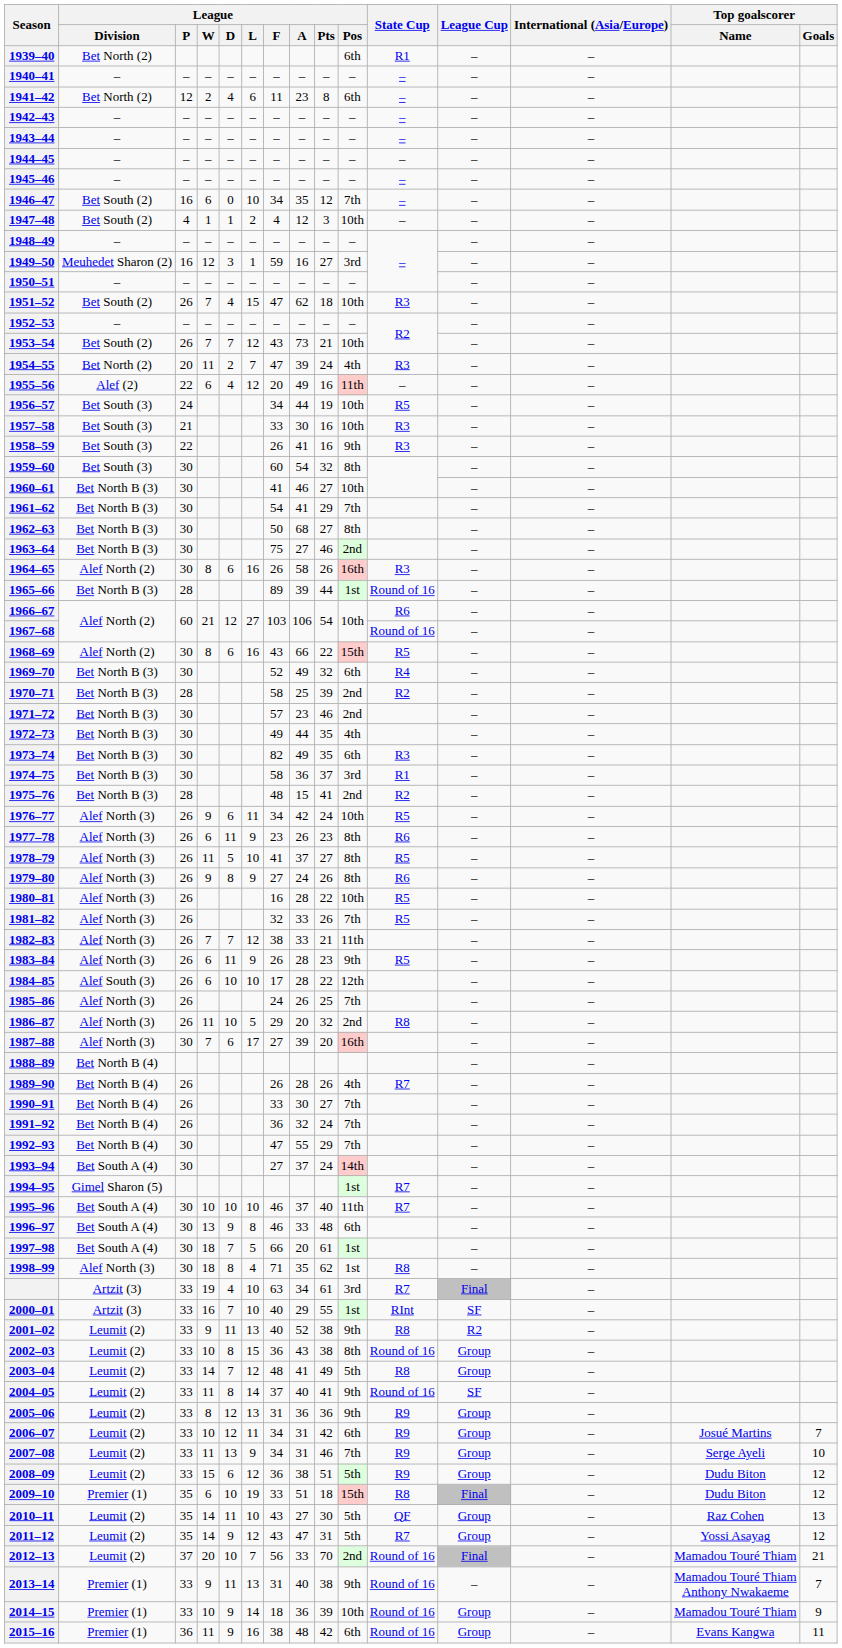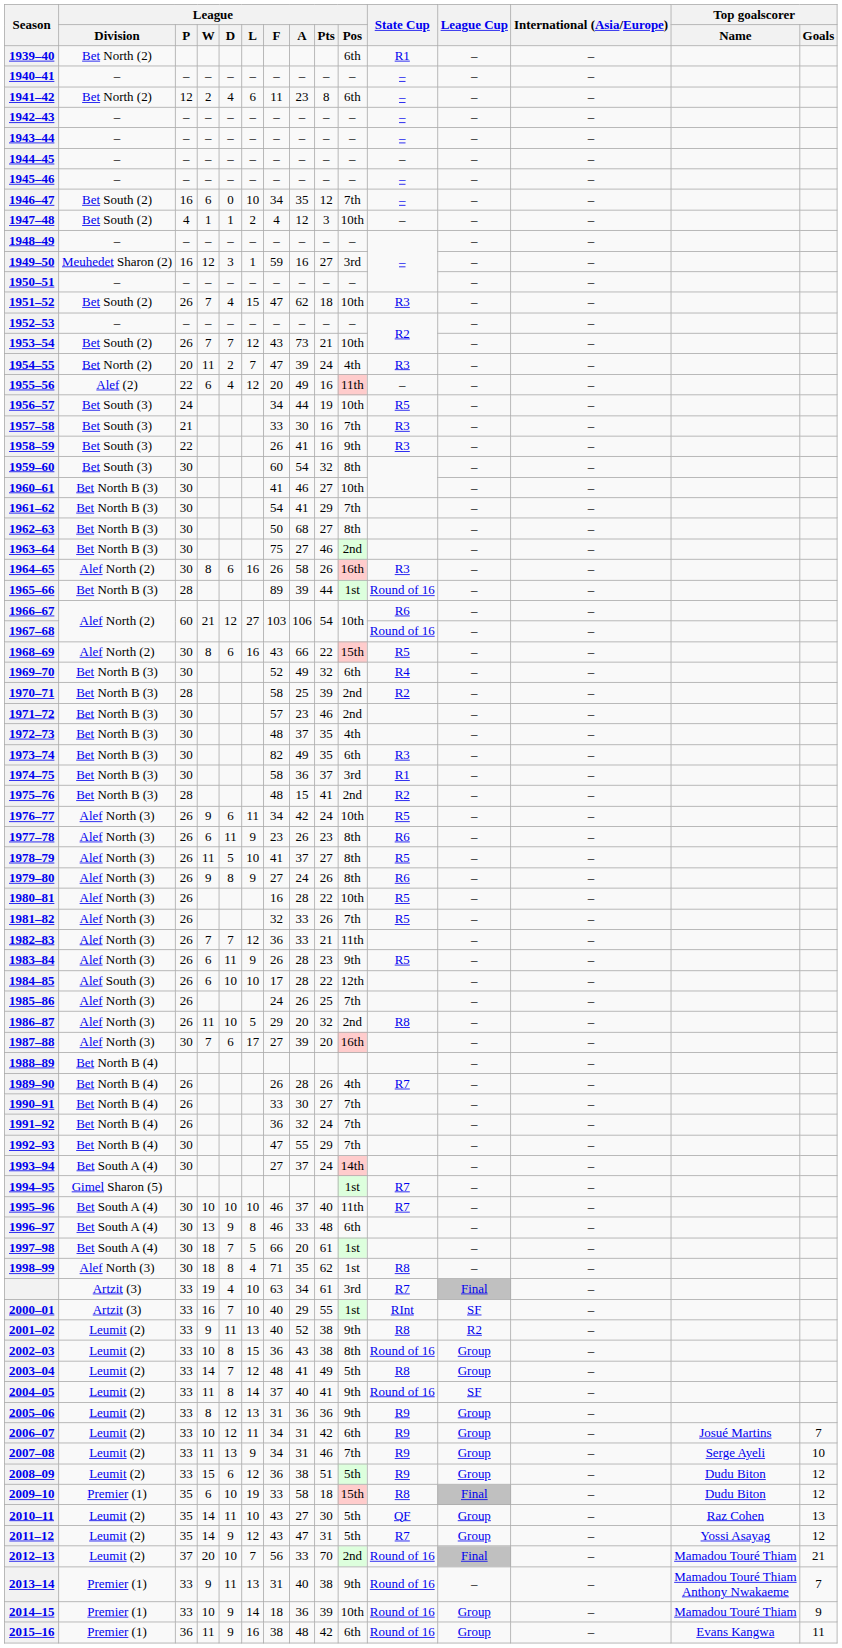(352, 425) 10th -> (352, 425) 7th
(276, 734) 49 -> (276, 734) 48
(302, 734) 44 -> (302, 734) 37
(276, 939) 38 -> (276, 939) 36
(302, 1494) 51 -> (302, 1494) 58
